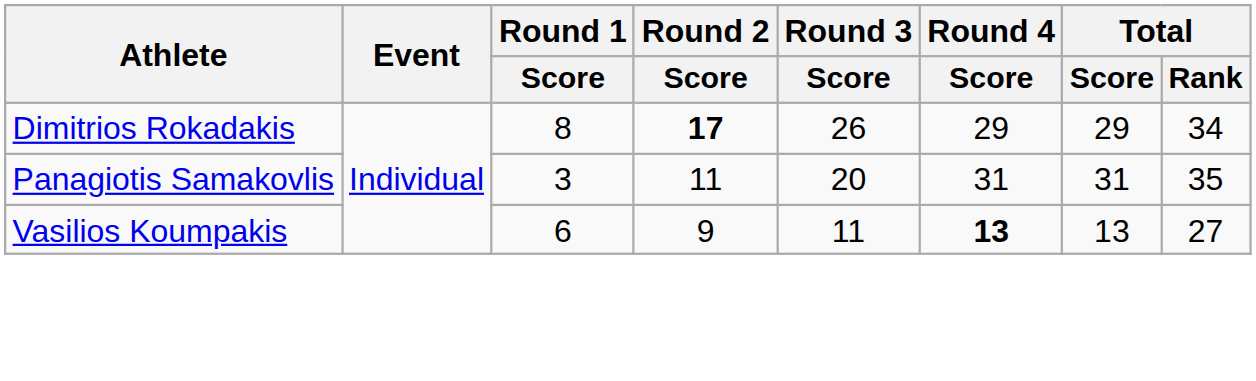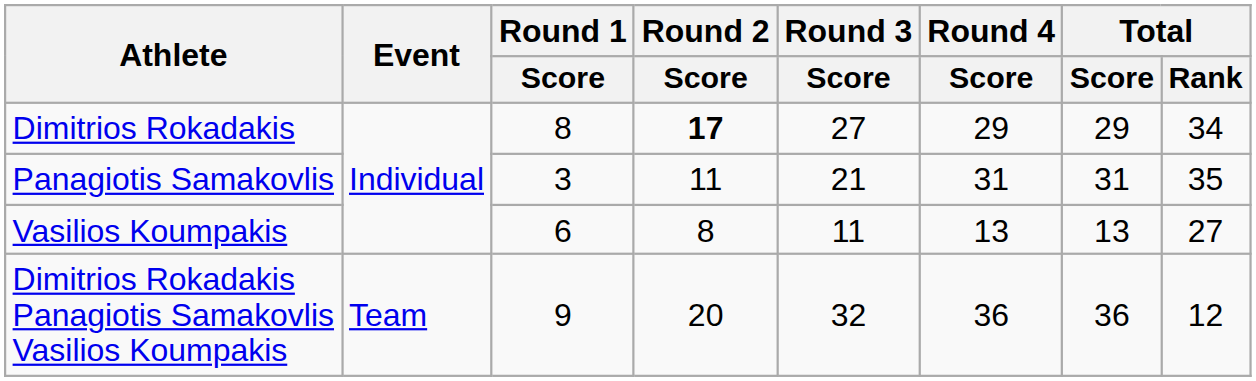(848, 129) 26 -> (848, 129) 27
(848, 179) 20 -> (848, 179) 21
(706, 230) 9 -> (706, 230) 8
(991, 230) bold -> (991, 230) normal
+ row: (173, 316)
